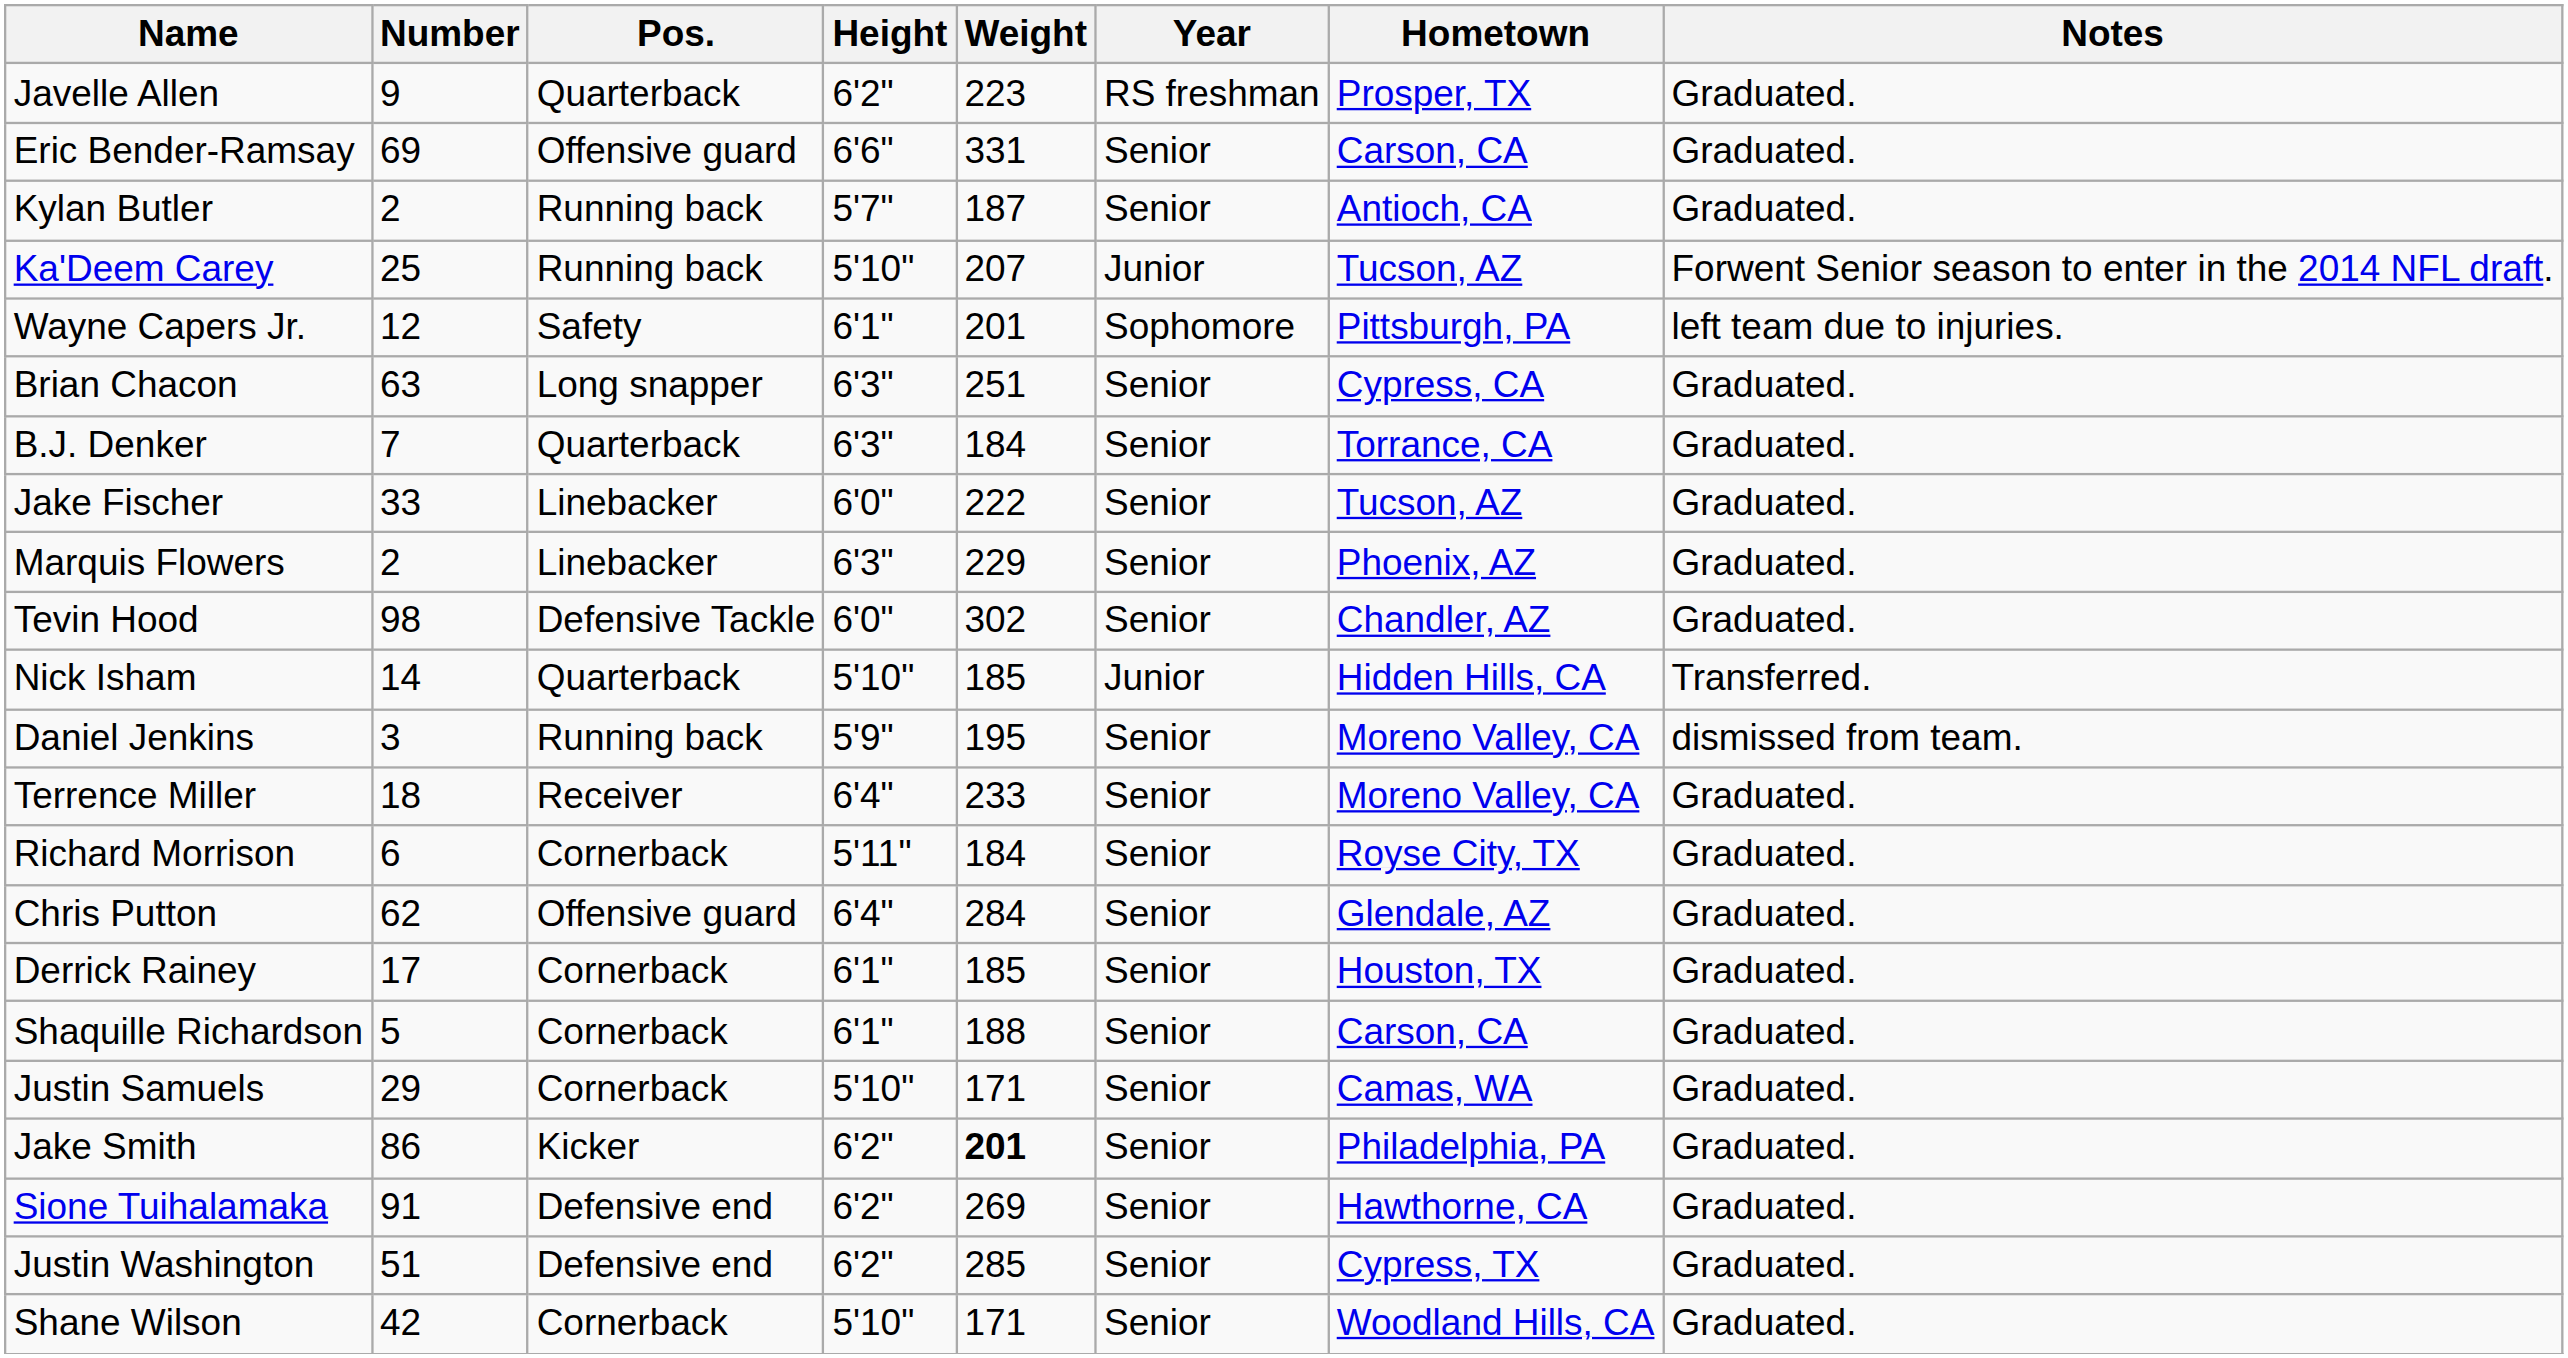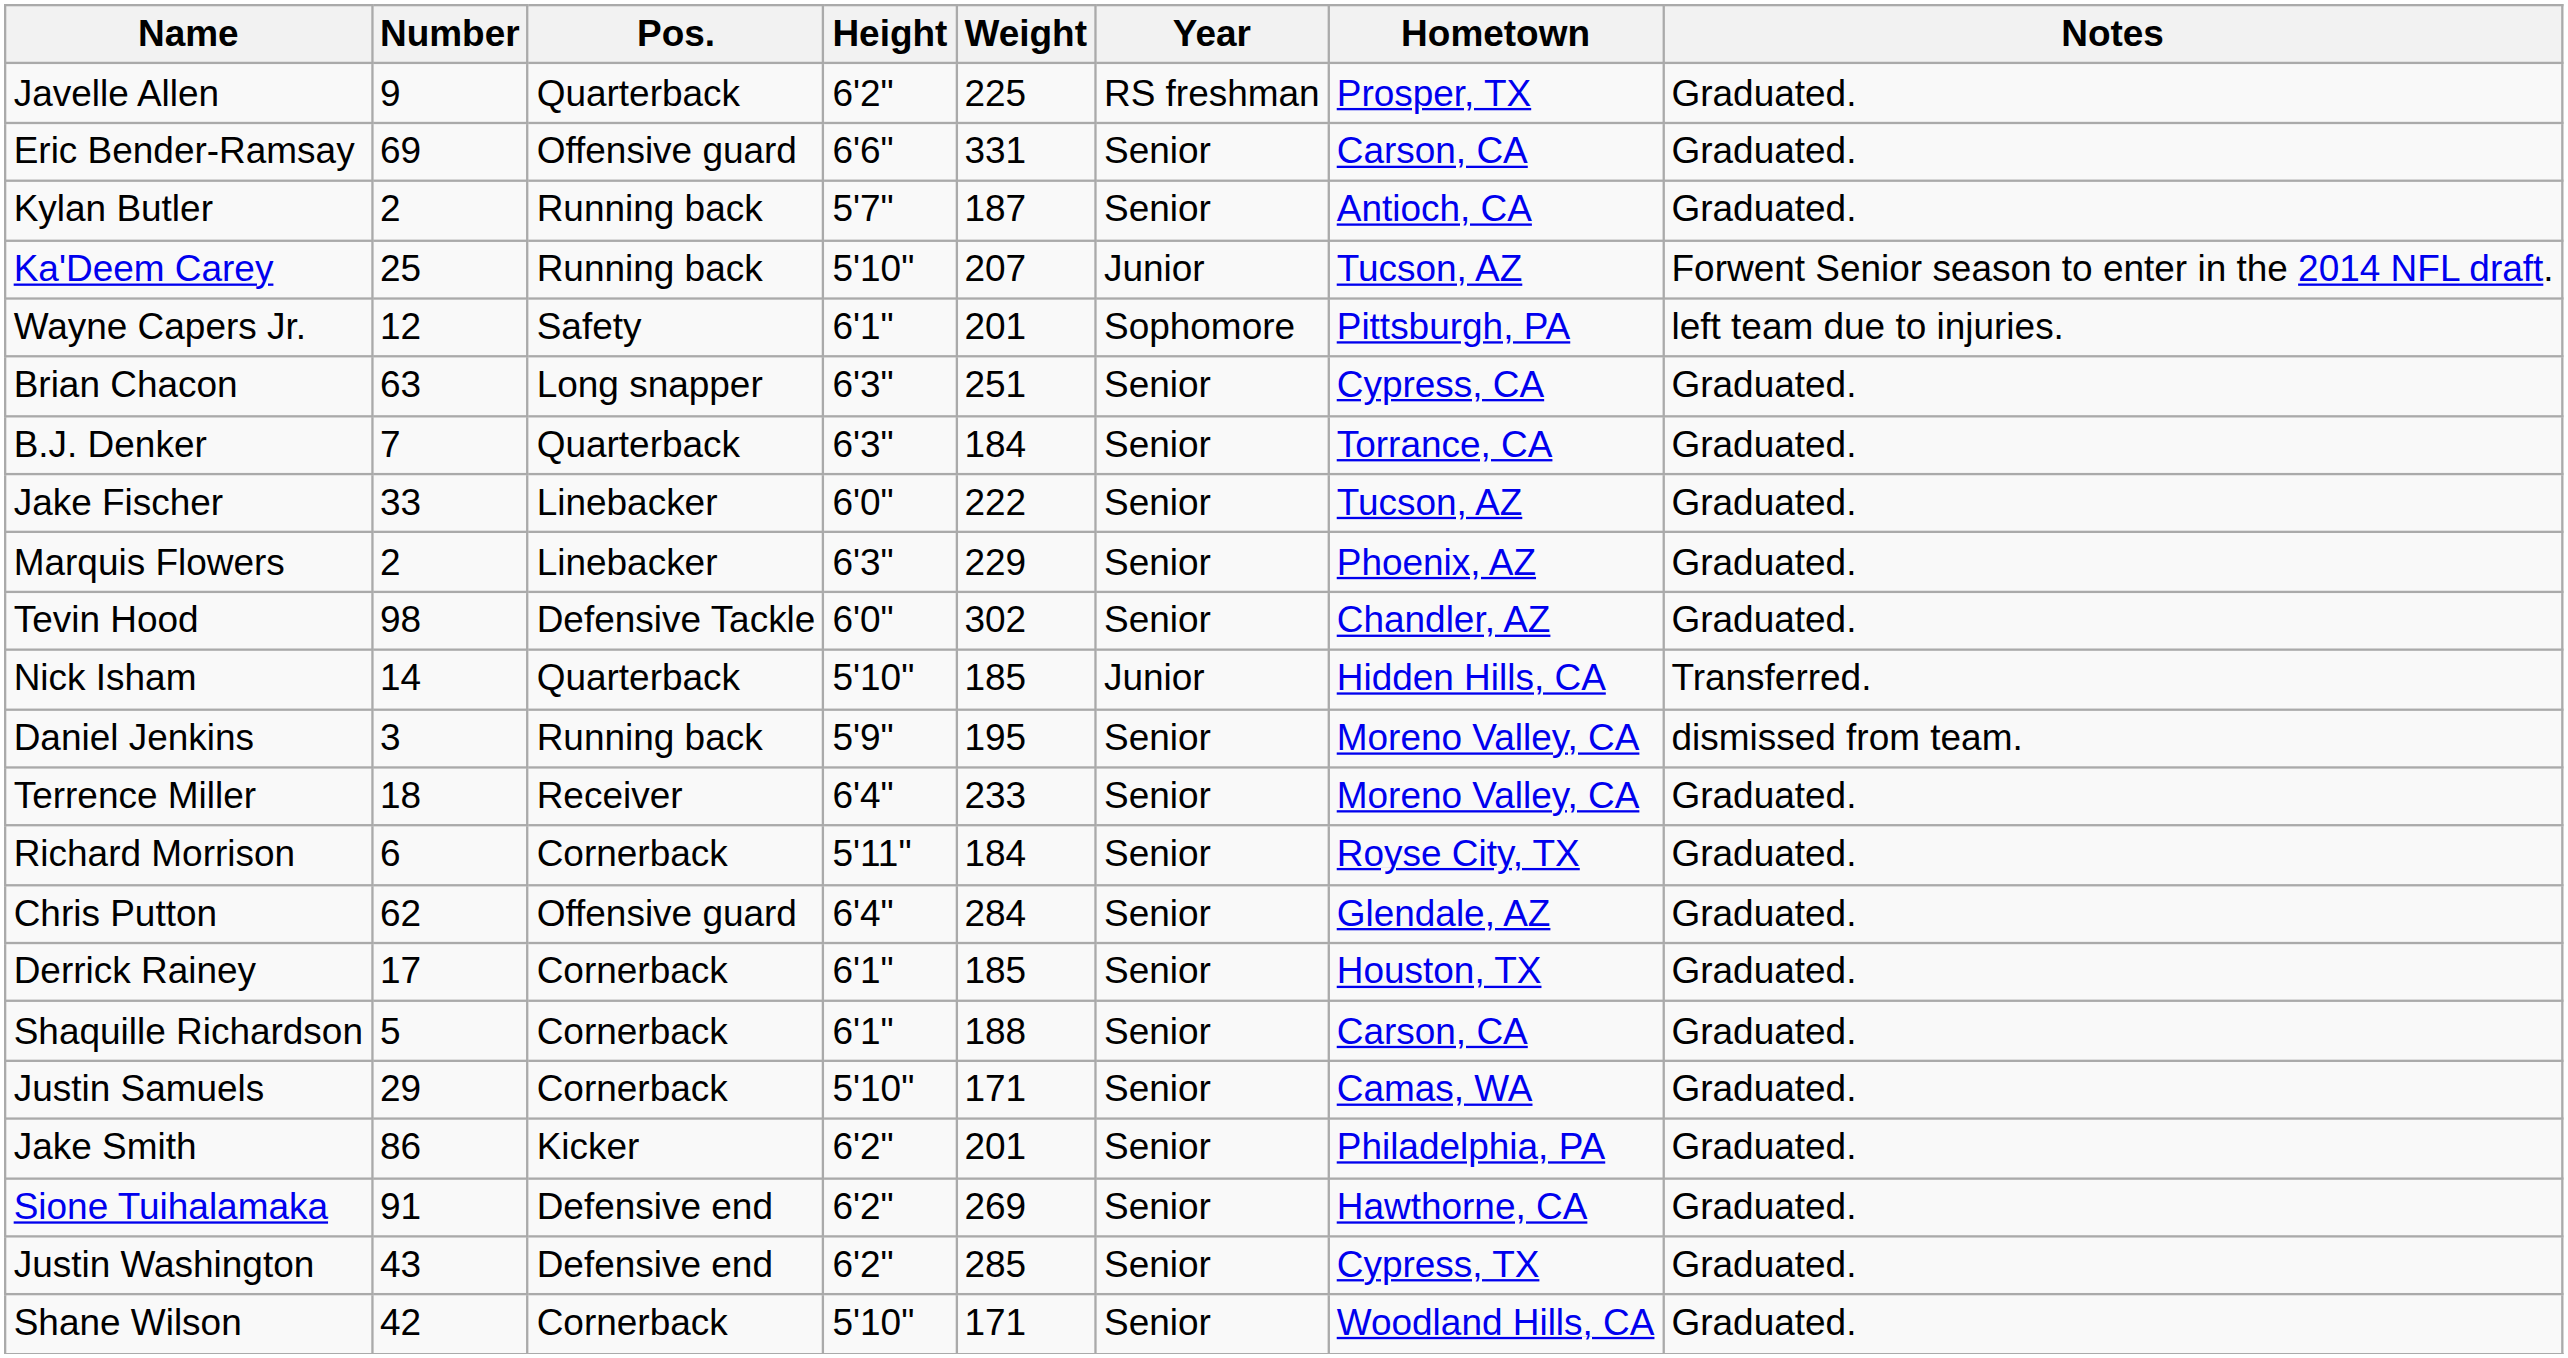(995, 92) 223 -> (995, 92) 225
(995, 1147) bold -> (995, 1147) normal
(401, 1264) 51 -> (401, 1264) 43
